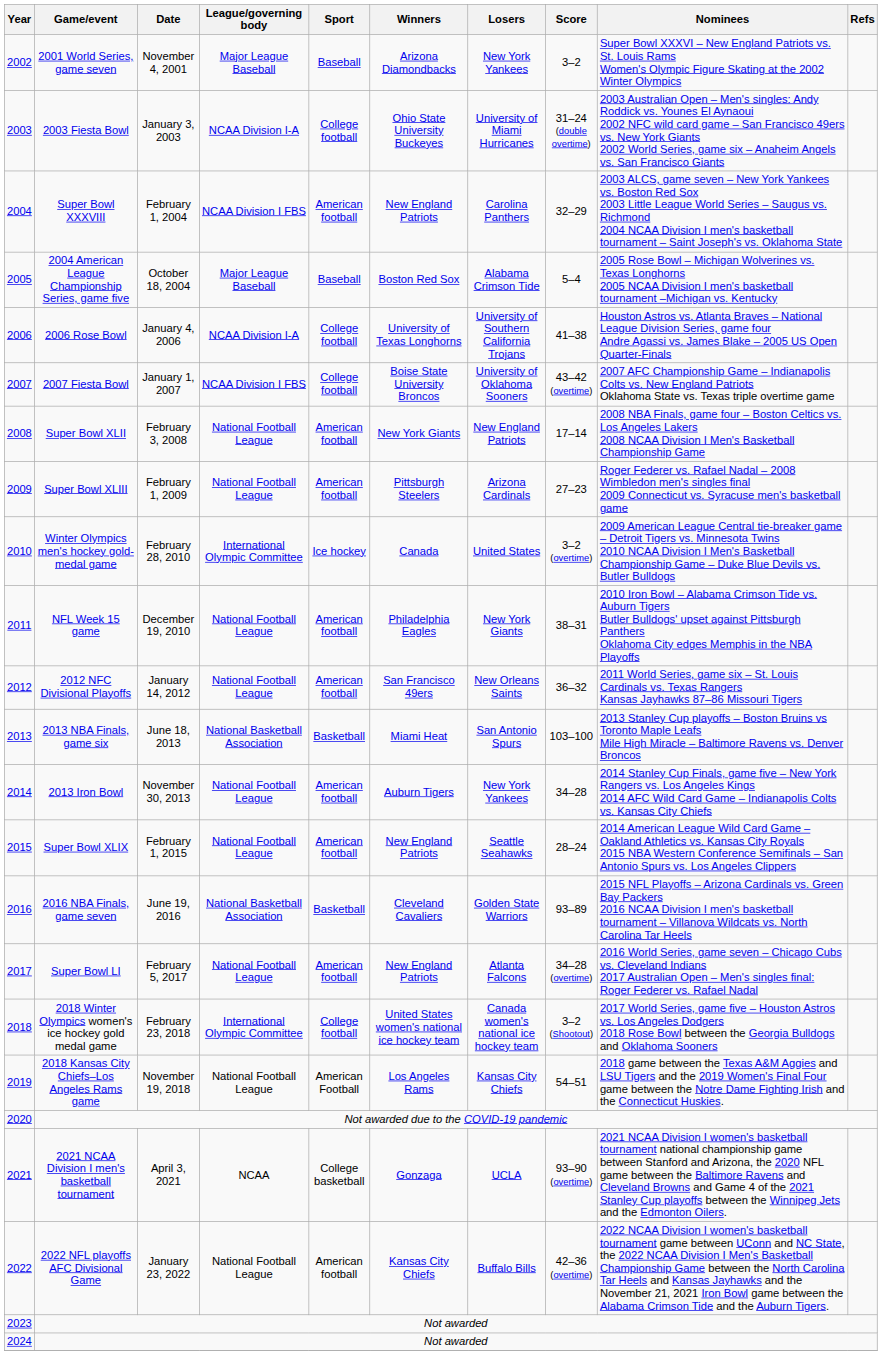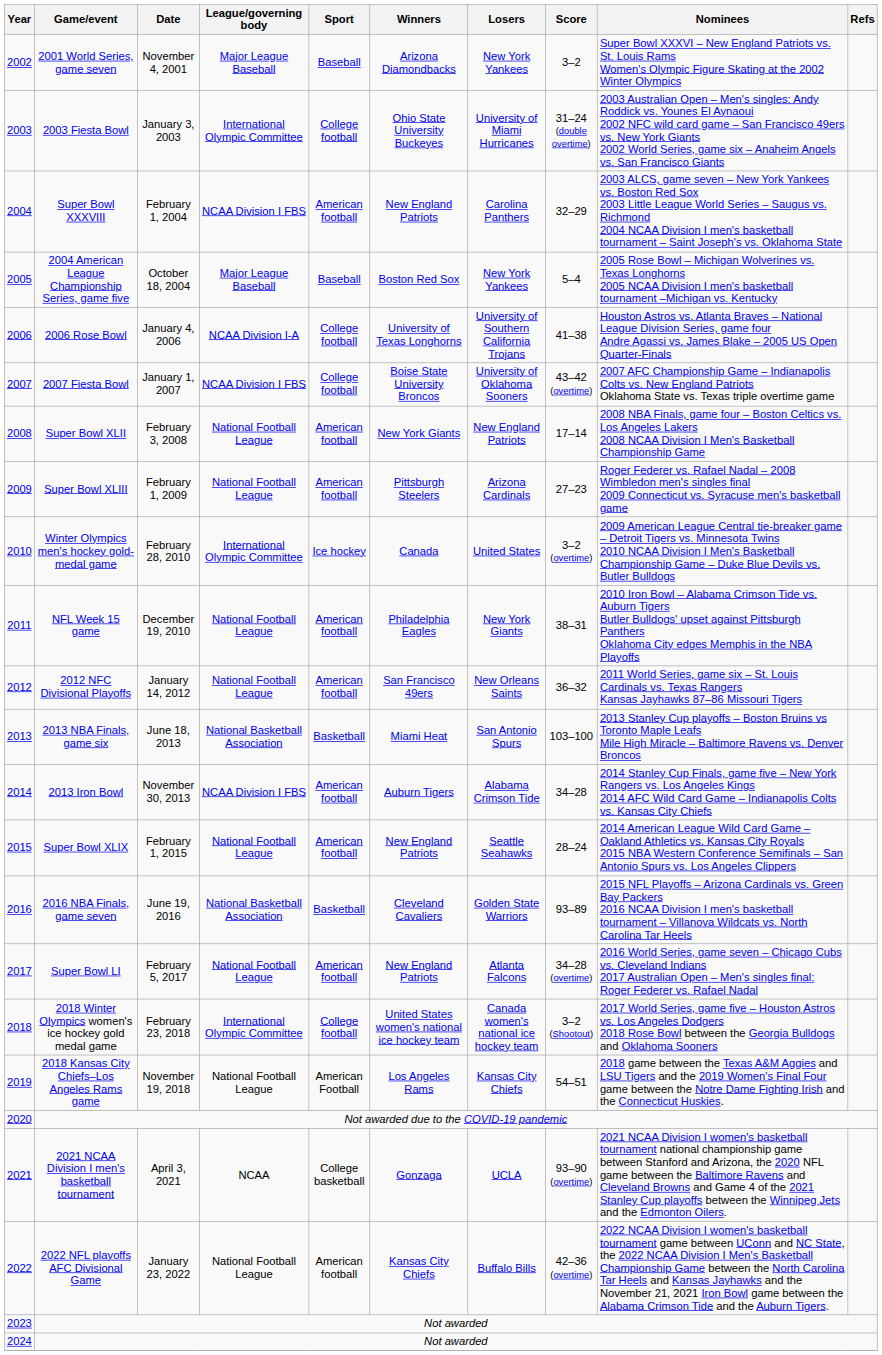(254, 130) NCAA Division I-A -> (254, 130) International Olympic Committee
(507, 279) Alabama Crimson Tide -> (507, 279) New York Yankees
(254, 792) National Football League -> (254, 792) NCAA Division I FBS
(507, 792) New York Yankees -> (507, 792) Alabama Crimson Tide
